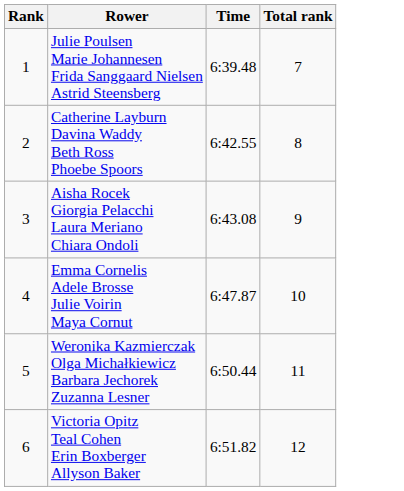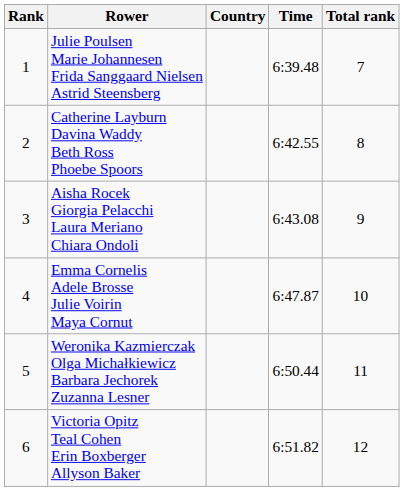+ column: (238, 16)
